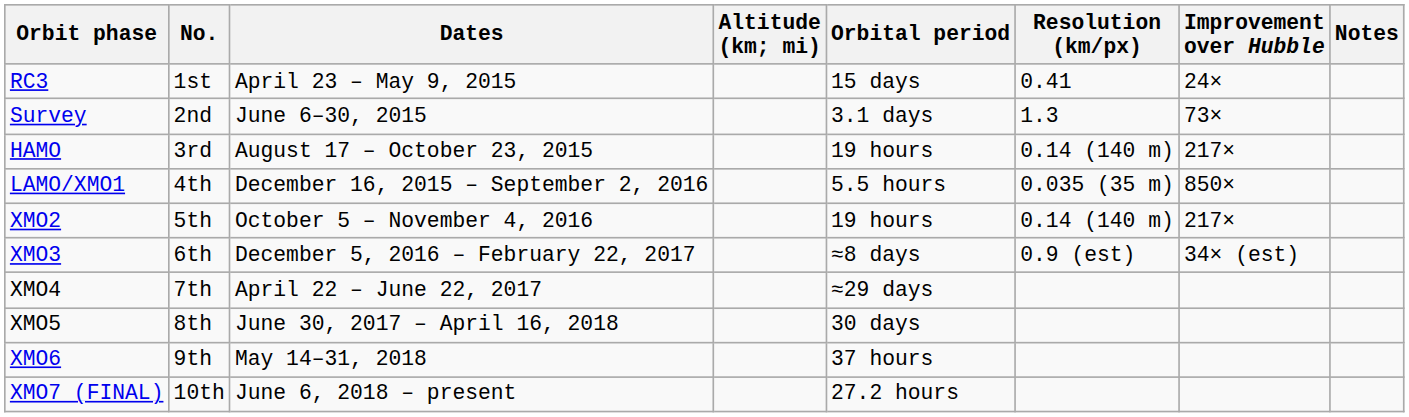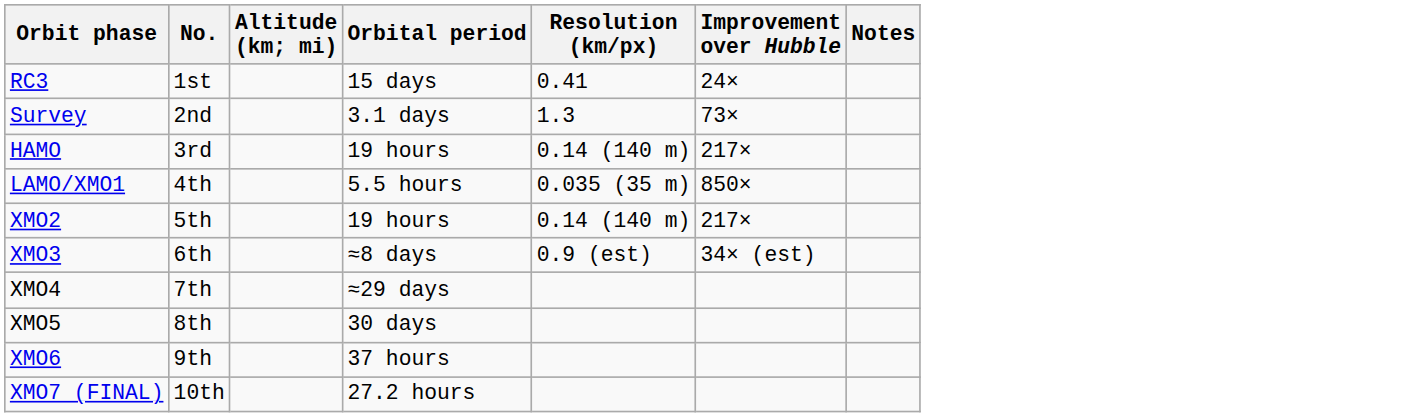- column: (472, 34)
